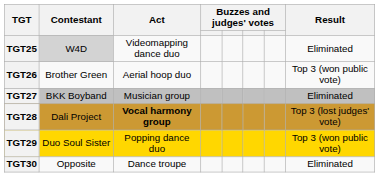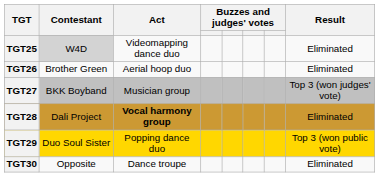(330, 75) Top 3 (won public vote) -> (330, 69) Eliminated
(330, 96) Eliminated -> (330, 90) Top 3 (won judges' vote)
(330, 117) Top 3 (lost judges' vote) -> (330, 117) Eliminated
